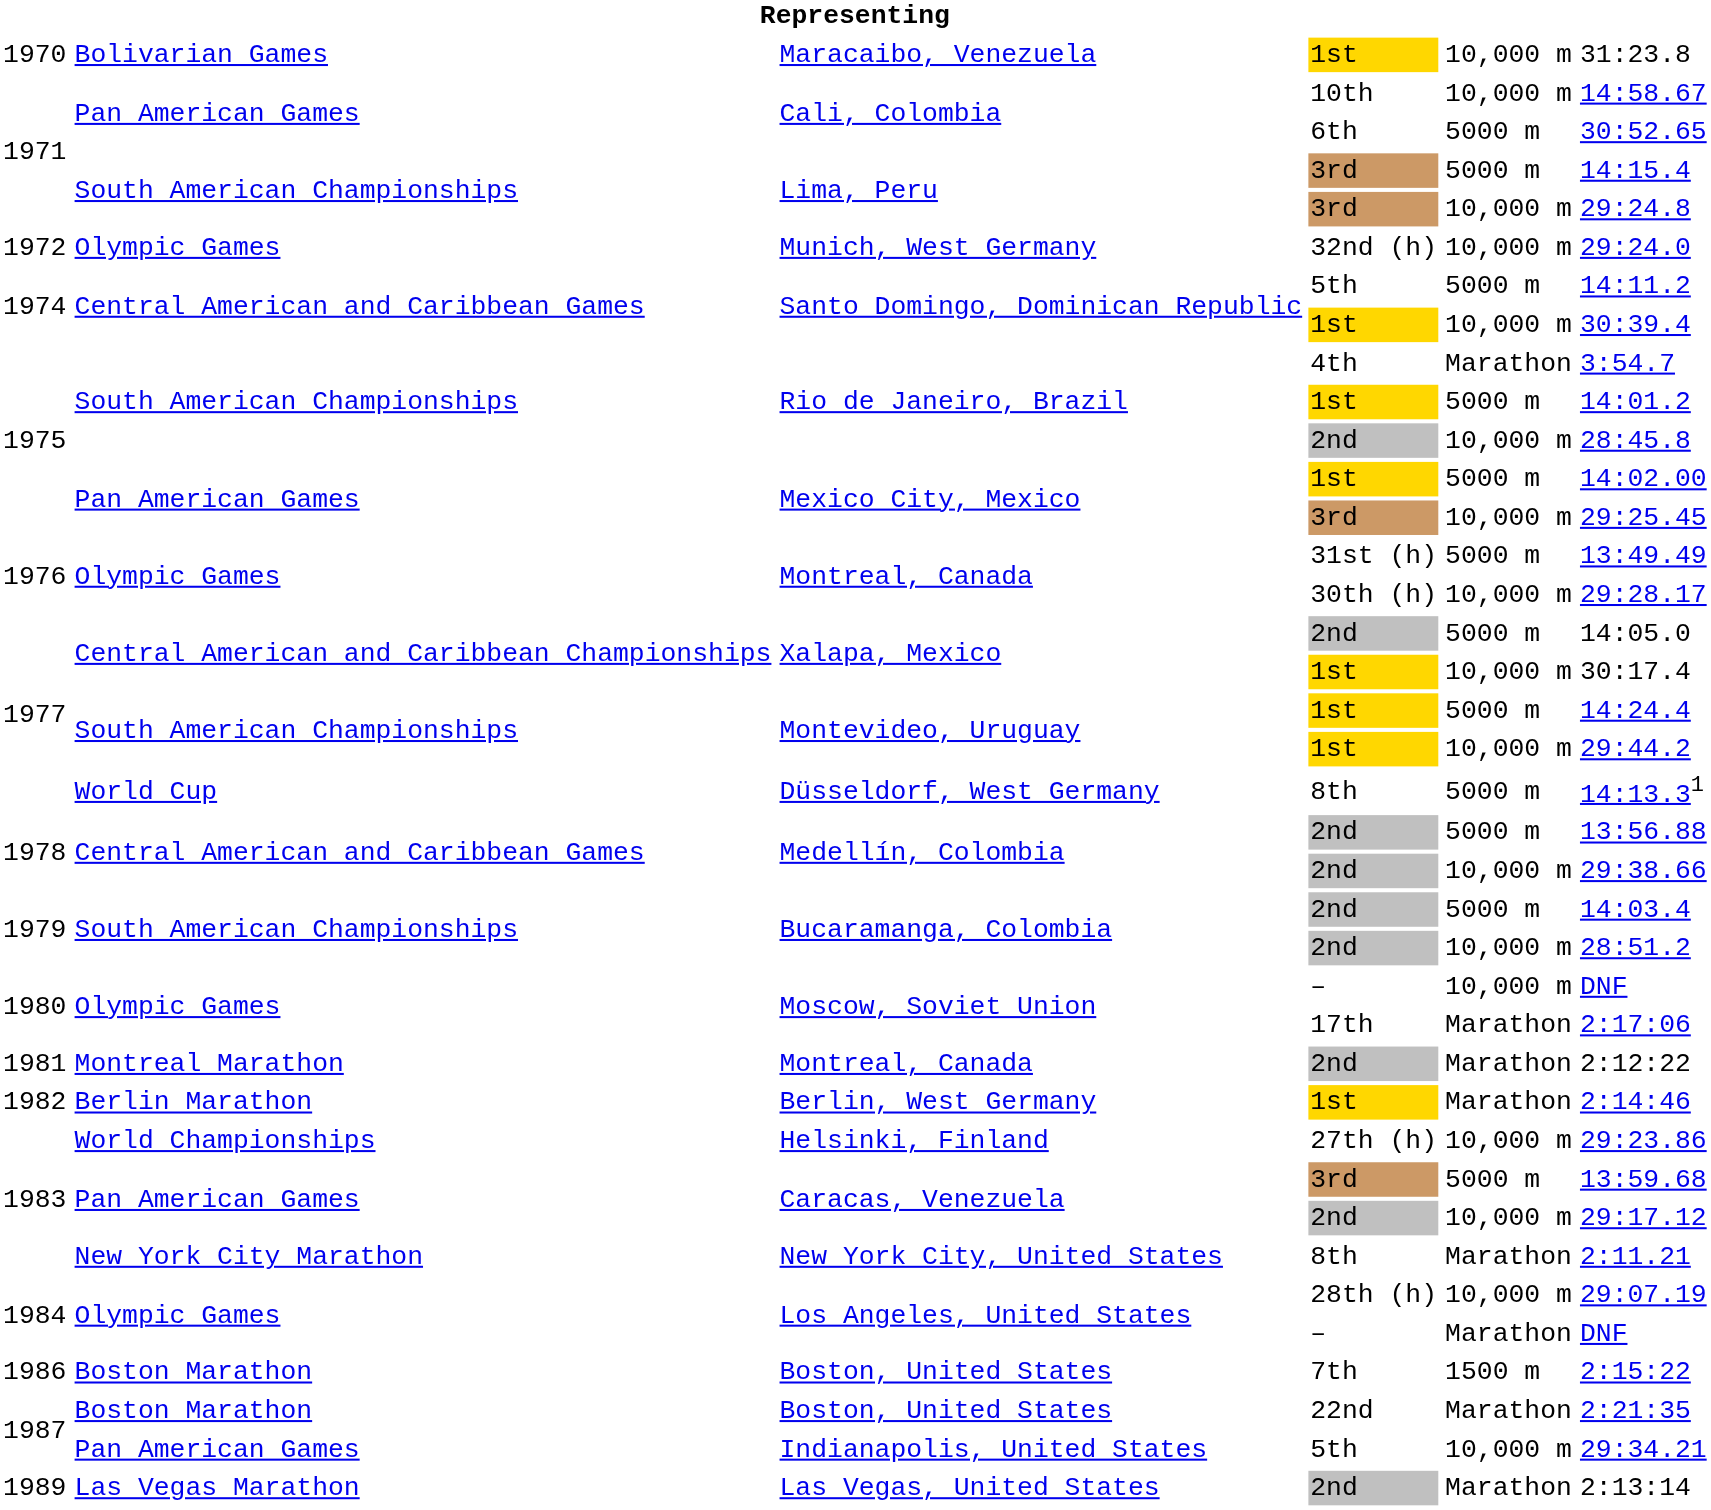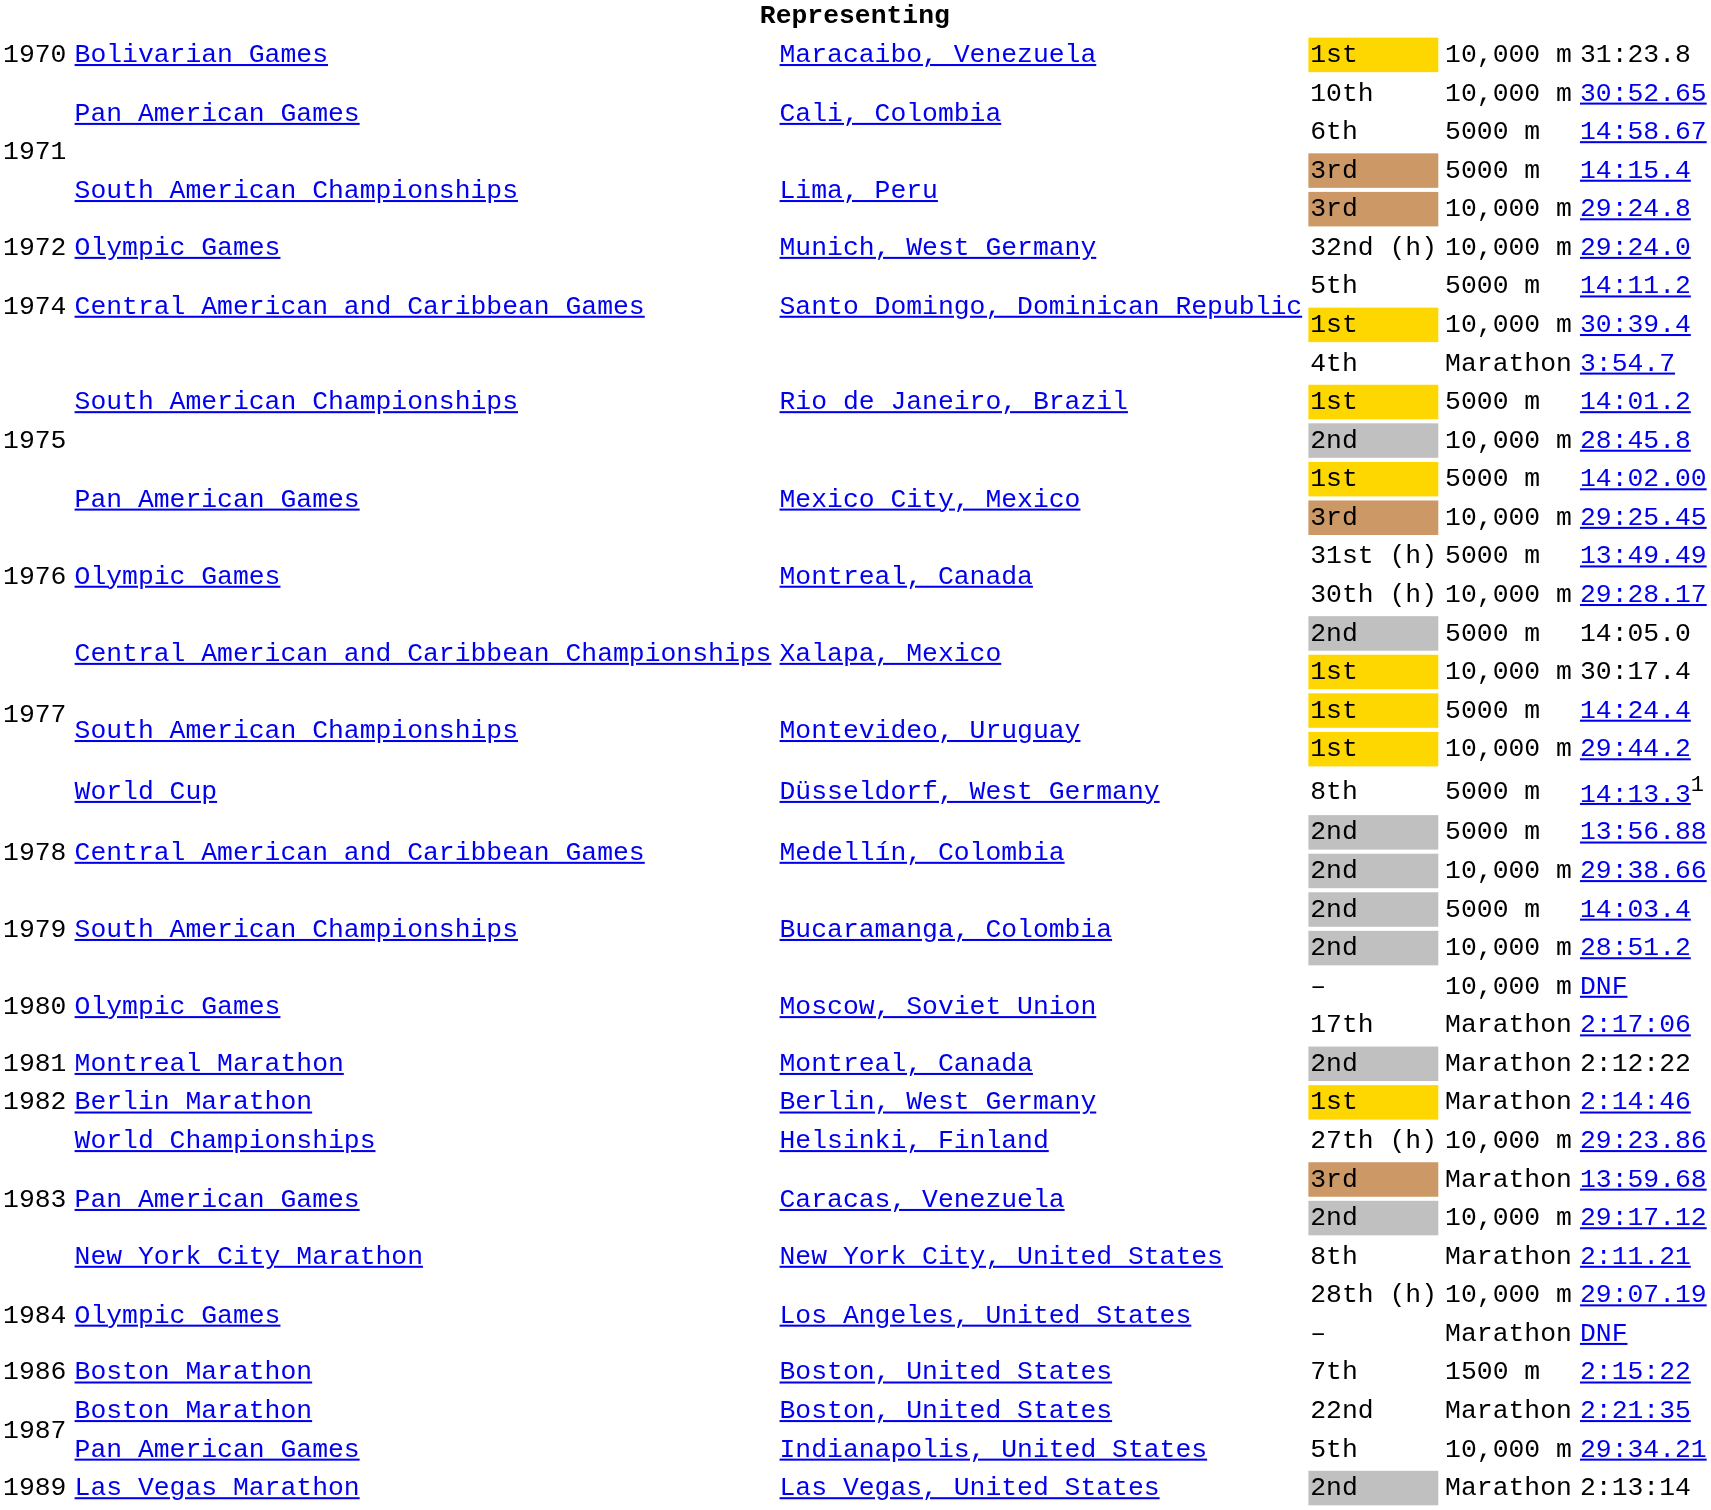(1643, 93) 14:58.67 -> (1643, 93) 30:52.65
(1643, 132) 30:52.65 -> (1643, 132) 14:58.67
(1493, 1180) 5000 m -> (1508, 1180) Marathon
